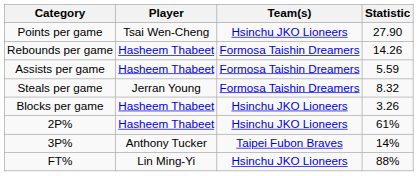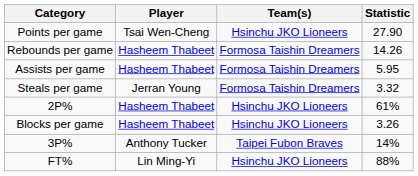(388, 69) 5.59 -> (388, 69) 5.95
(388, 87) 8.32 -> (388, 87) 3.32
rows swapped: (60, 106) <-> (60, 124)
